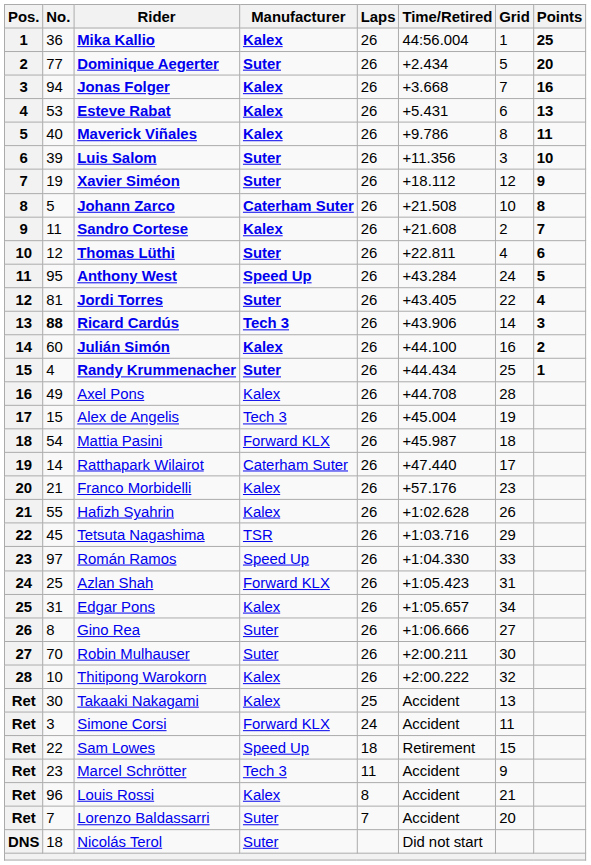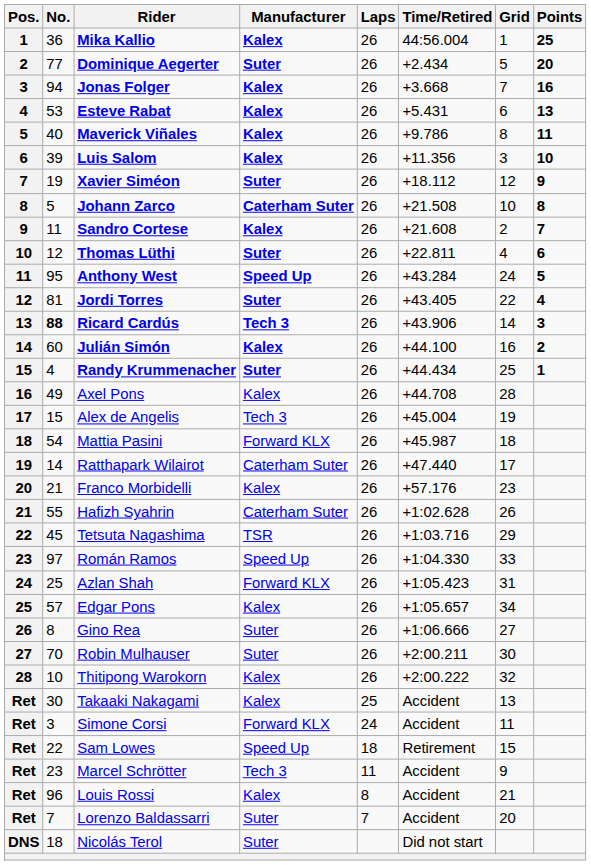(262, 158) Suter -> (263, 158) Kalex
(262, 512) Kalex -> (295, 512) Caterham Suter
(55, 606) 31 -> (55, 606) 57
